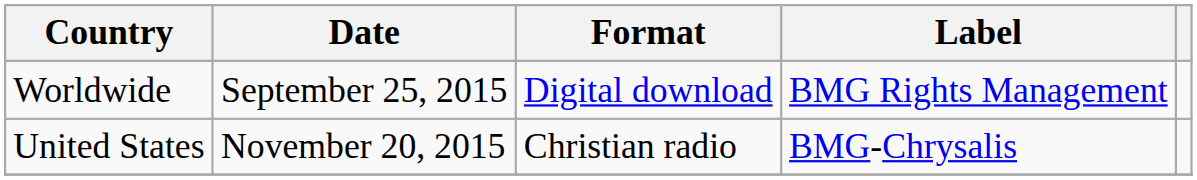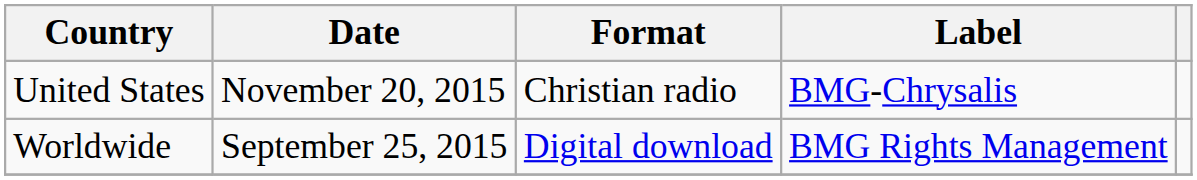rows swapped: (92, 89) <-> (109, 145)
